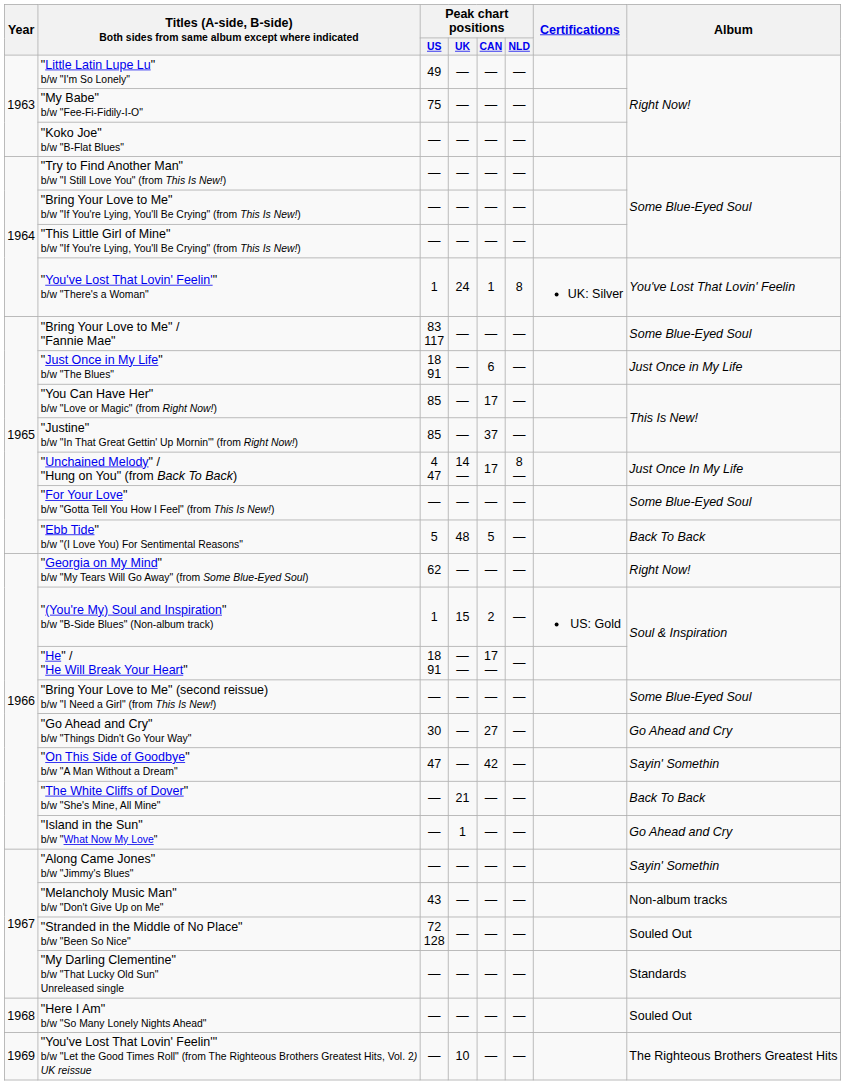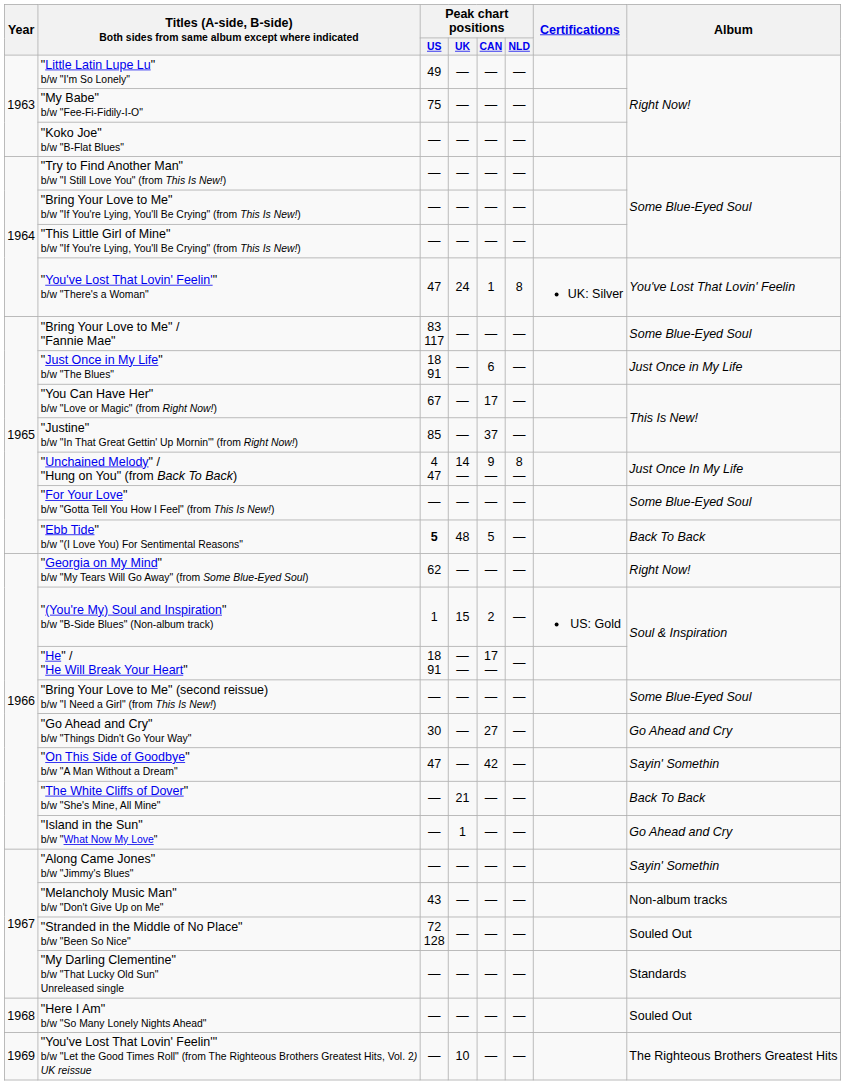(434, 287) 1 -> (434, 287) 47
(434, 401) 85 -> (434, 401) 67
(491, 468) 17 -> (491, 468) 9 —
(434, 536) normal -> (434, 536) bold
